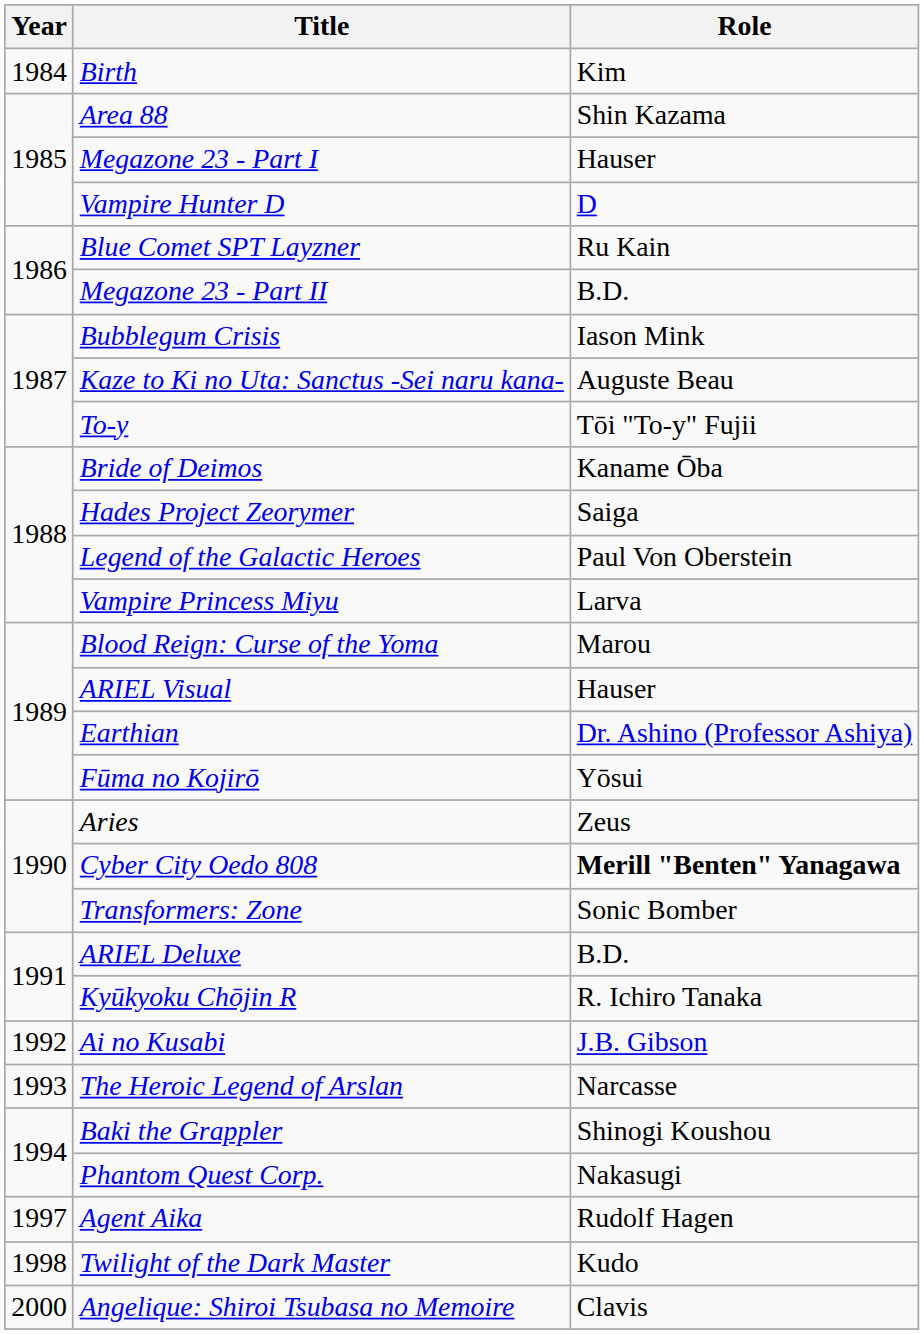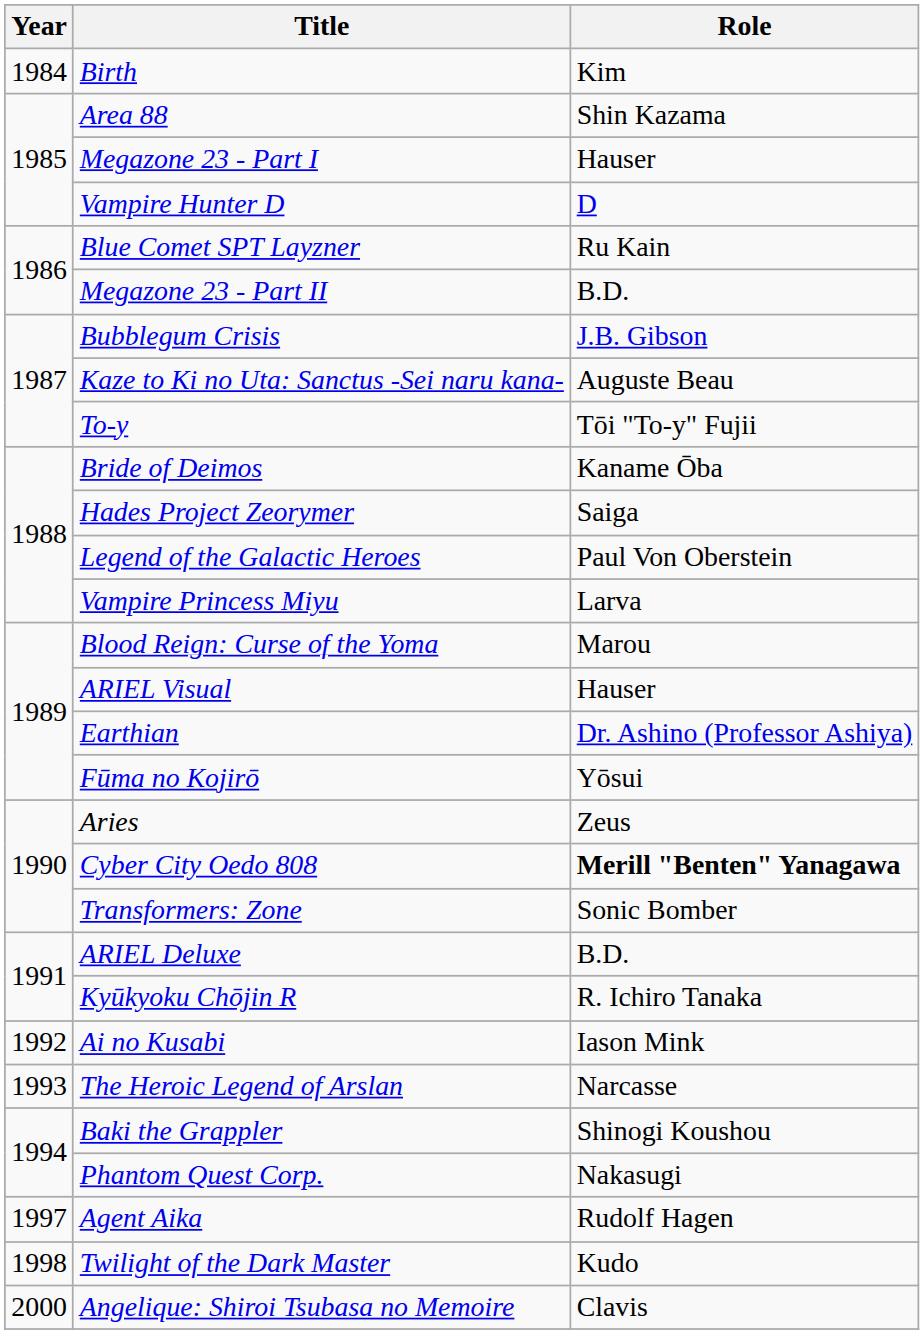(641, 335) Iason Mink -> (642, 335) J.B. Gibson
(642, 1042) J.B. Gibson -> (641, 1042) Iason Mink
